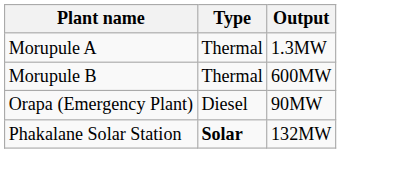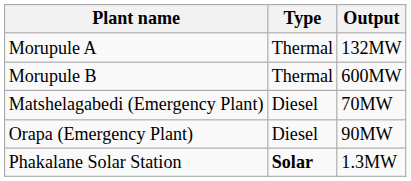(299, 47) 1.3MW -> (371, 47) 132MW
+ row: (136, 104)
(301, 133) 132MW -> (369, 162) 1.3MW
